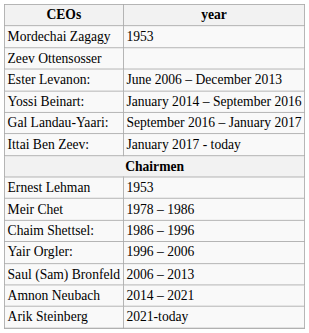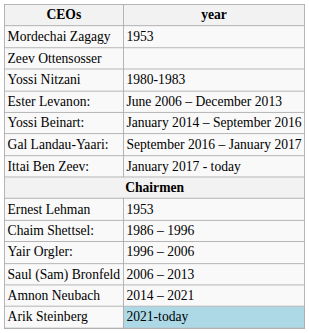+ row: (44, 79)
- row: (35, 209)
(157, 317) no background -> (157, 317) lightblue background
